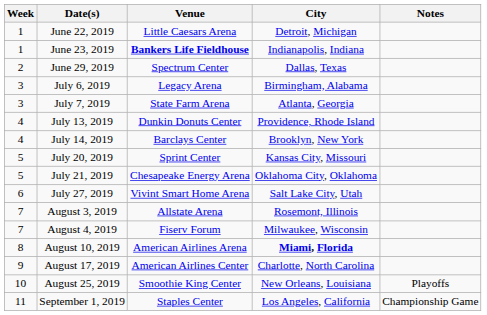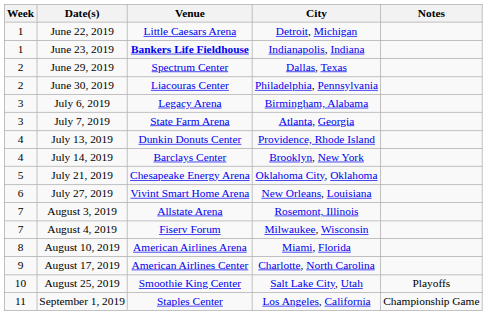+ row: (82, 85)
- row: (82, 157)
(316, 193) Salt Lake City, Utah -> (316, 193) New Orleans, Louisiana
(316, 247) bold -> (316, 247) normal
(316, 283) New Orleans, Louisiana -> (316, 283) Salt Lake City, Utah
